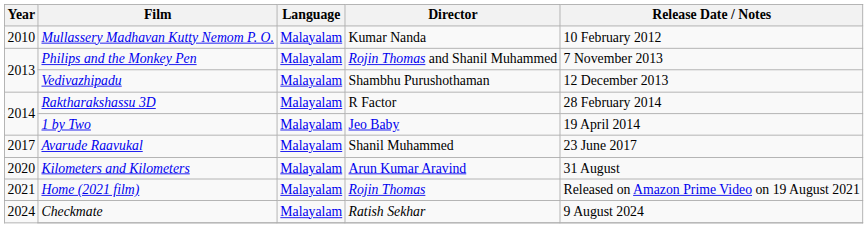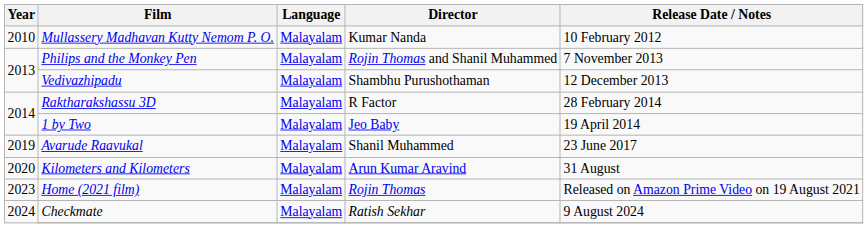(21, 146) 2017 -> (21, 146) 2019
(21, 189) 2021 -> (21, 189) 2023
